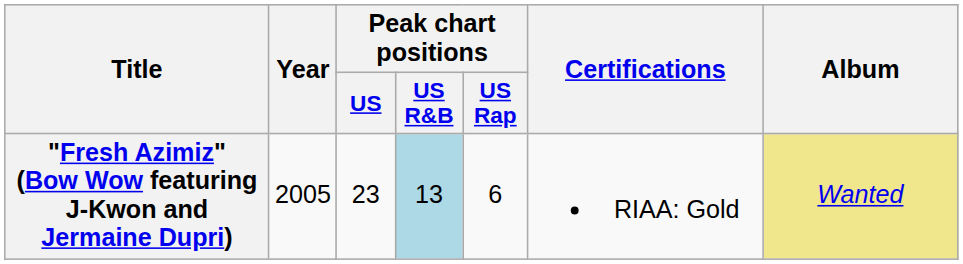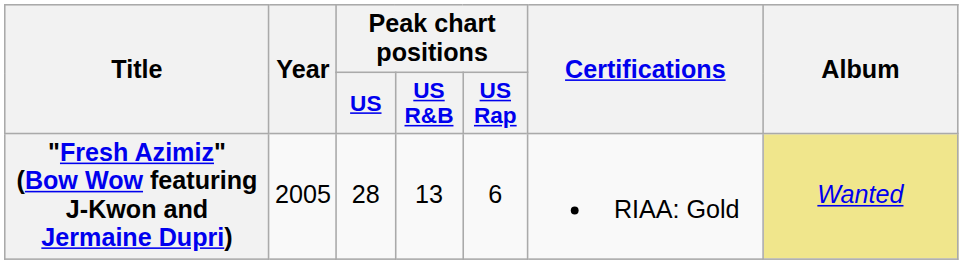(366, 195) 23 -> (366, 195) 28
(429, 195) lightblue background -> (429, 195) no background
